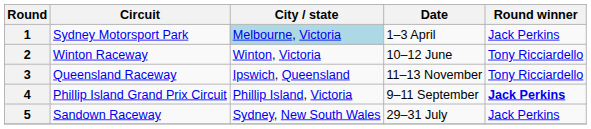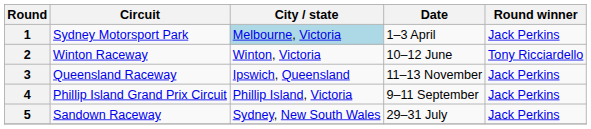(536, 75) Tony Ricciardello -> (524, 75) Jack Perkins
(527, 94) bold -> (524, 94) normal
